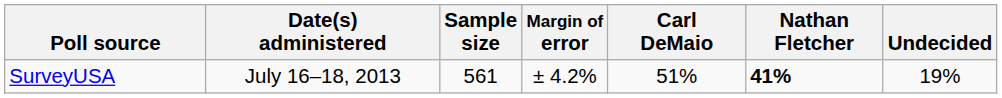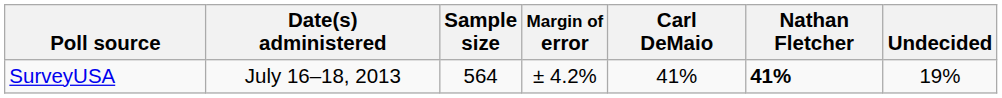(481, 76) 561 -> (481, 76) 564
(677, 76) 51% -> (677, 76) 41%
